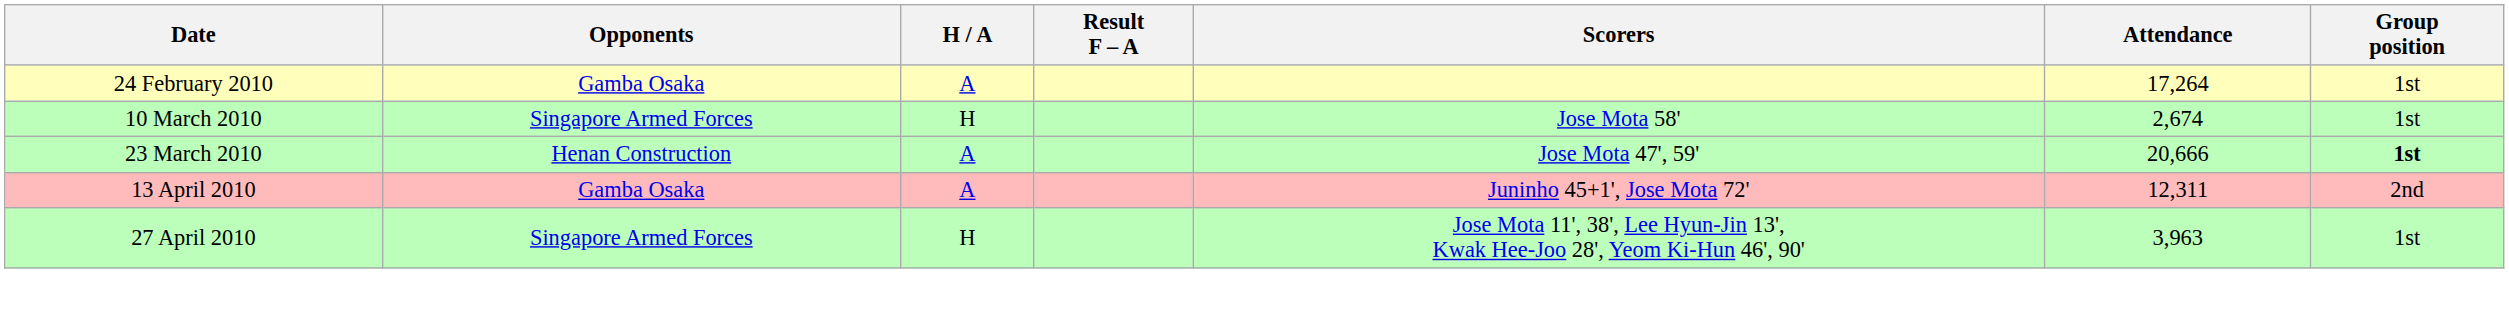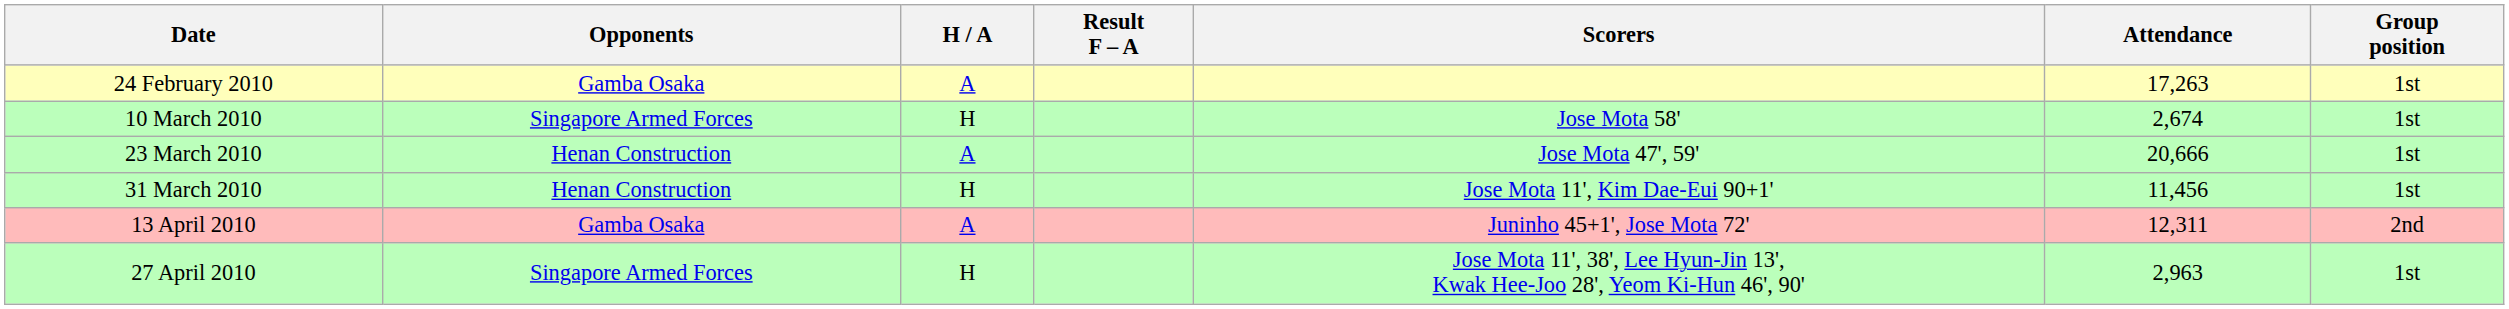(2178, 82) 17,264 -> (2178, 82) 17,263
(2407, 154) bold -> (2407, 154) normal
+ row: (193, 189)
(2178, 237) 3,963 -> (2178, 273) 2,963
